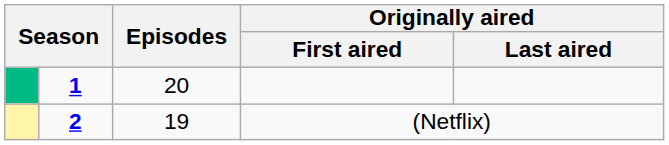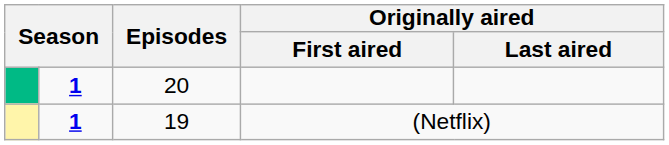(75, 121) 2 -> (75, 121) 1
